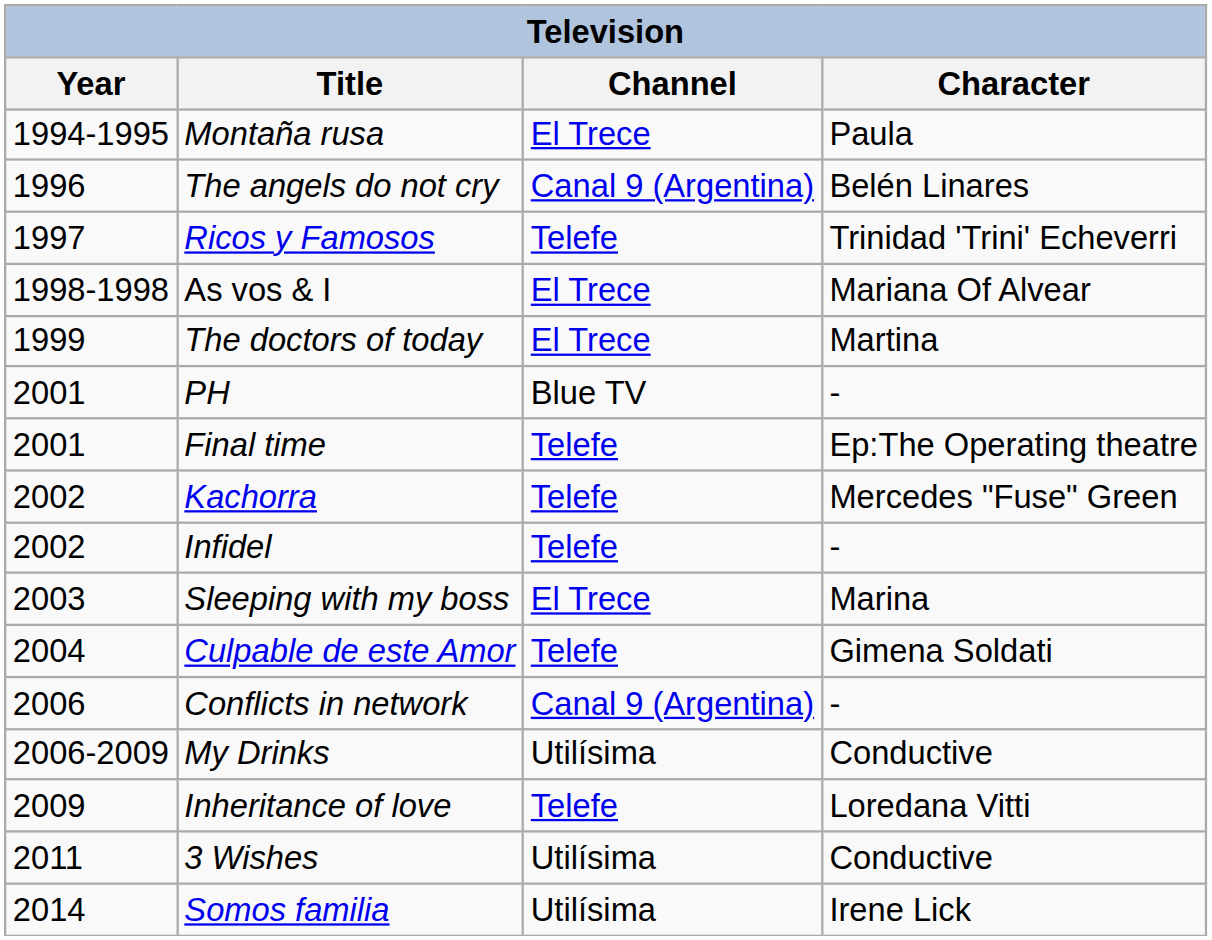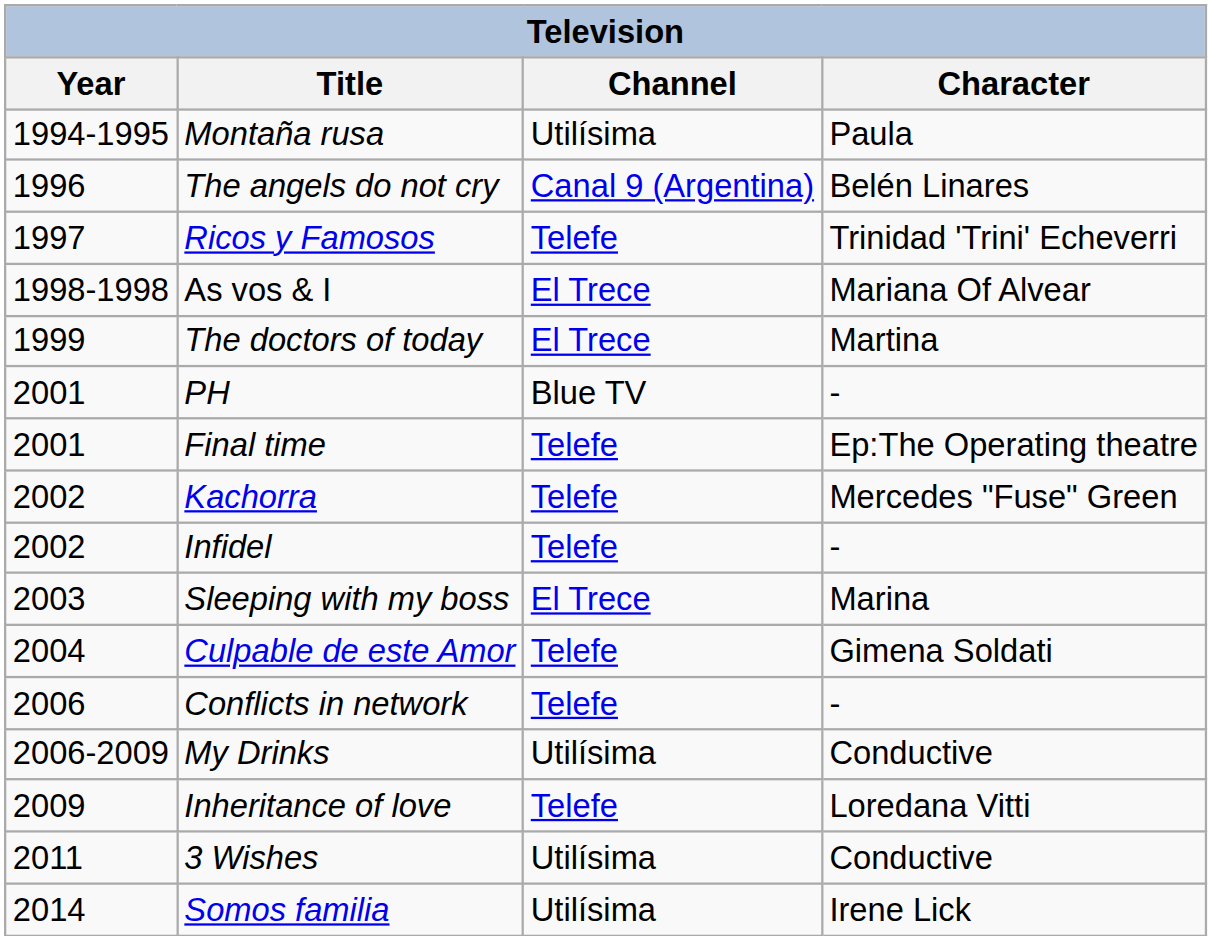(591, 135) El Trece -> (593, 135) Utilísima
(672, 703) Canal 9 (Argentina) -> (574, 703) Telefe
